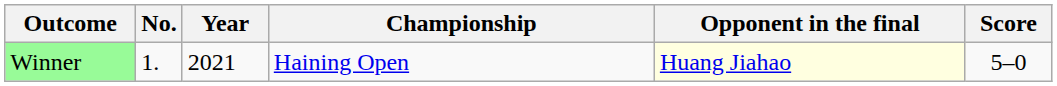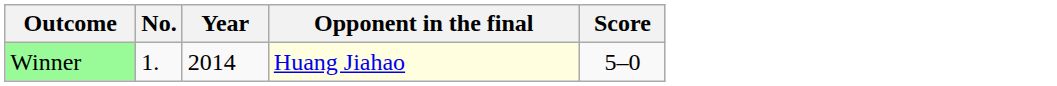- column: (461, 23)
(212, 61) 2021 -> (212, 61) 2014
